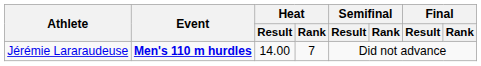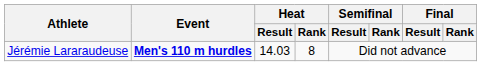(275, 52) 14.00 -> (275, 52) 14.03
(312, 52) 7 -> (312, 52) 8
